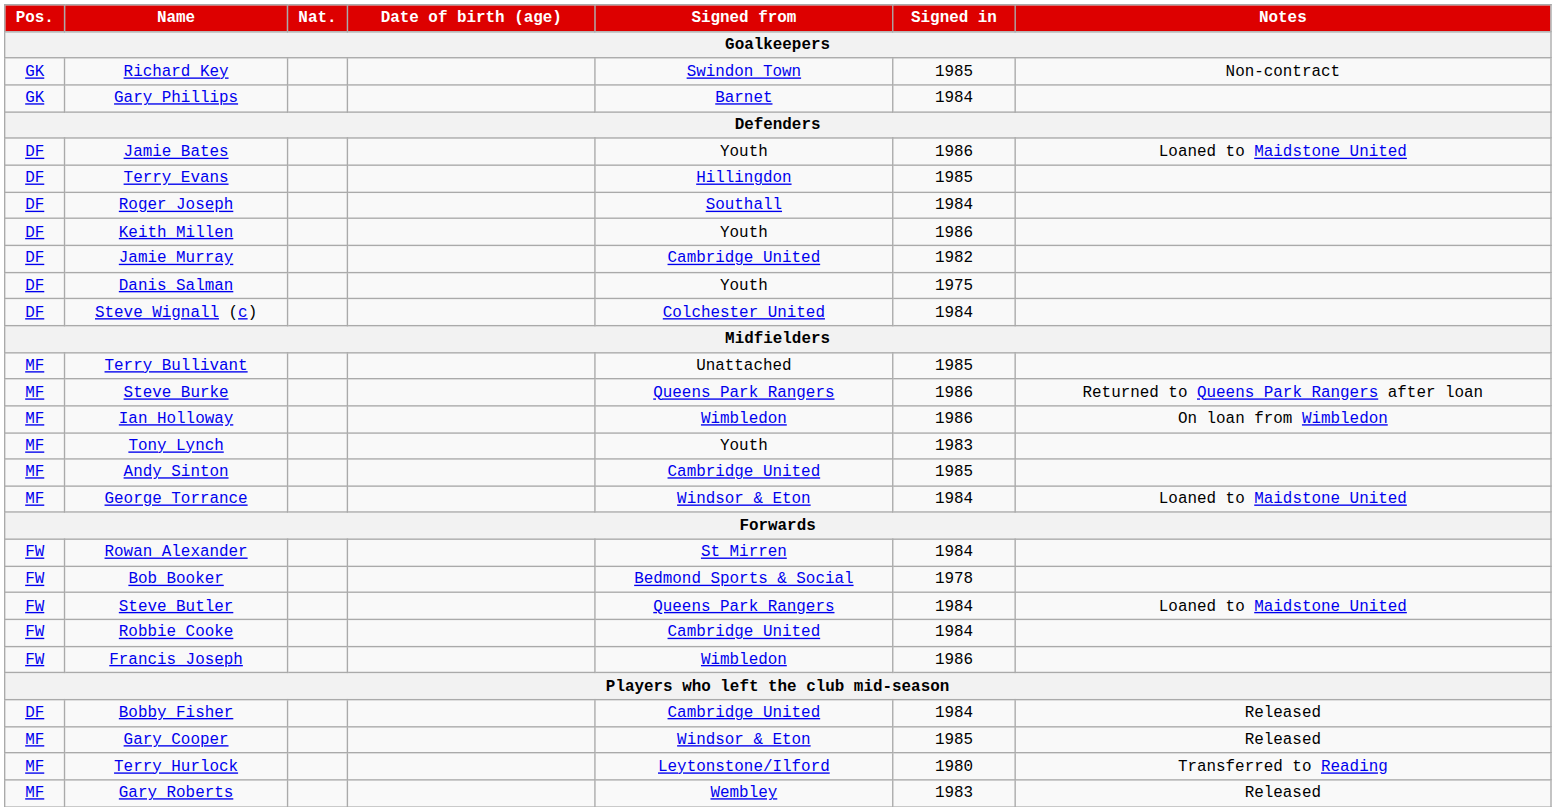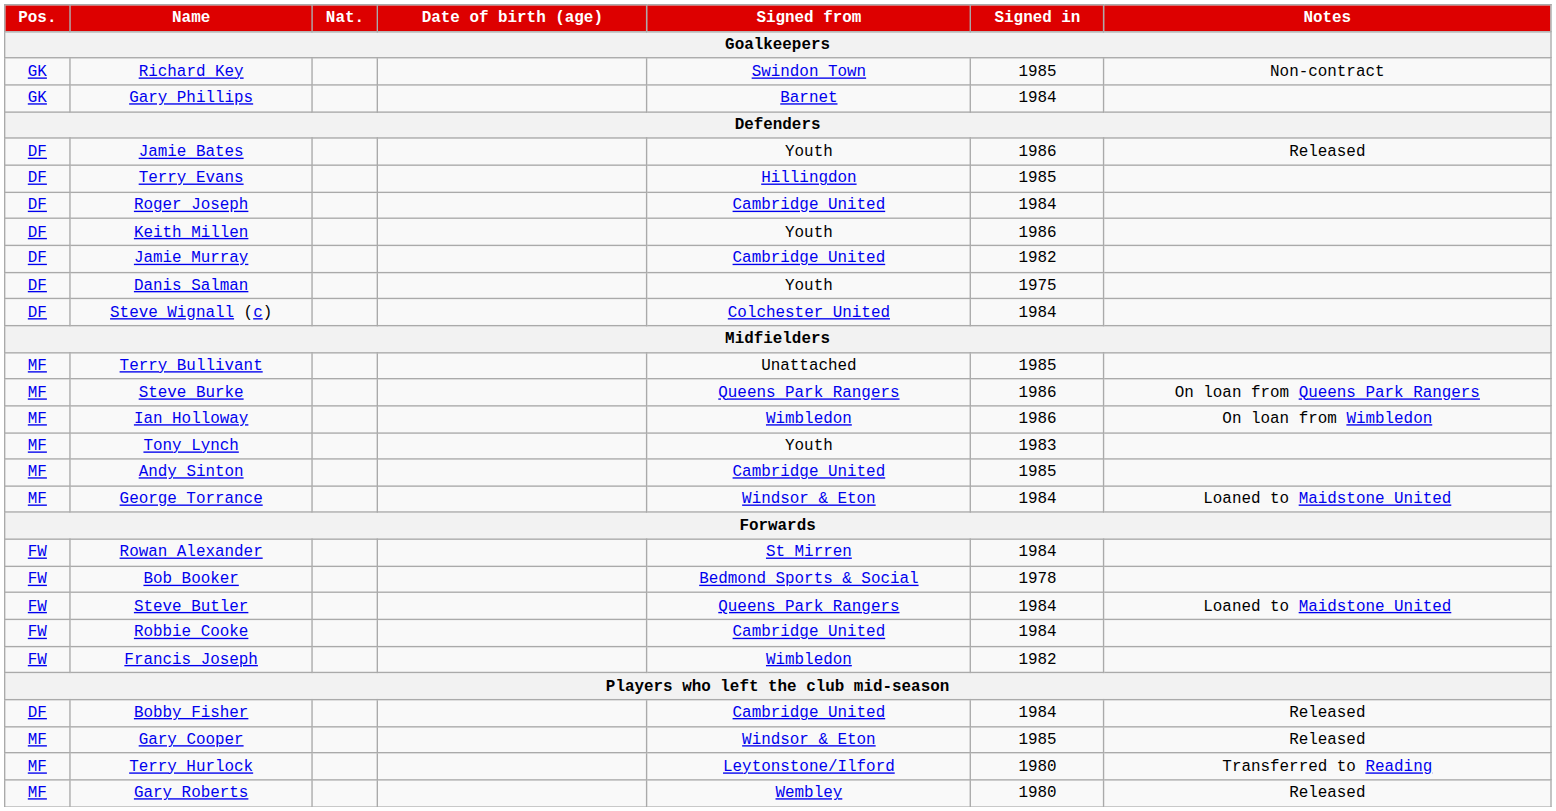(1283, 151) Loaned to Maidstone United -> (1327, 151) Released
(744, 205) Southall -> (809, 205) Cambridge United
(1283, 392) Returned to Queens Park Rangers after loan -> (1327, 392) On loan from Queens Park Rangers
(954, 659) 1986 -> (1037, 659) 1982
(954, 793) 1983 -> (1037, 793) 1980
